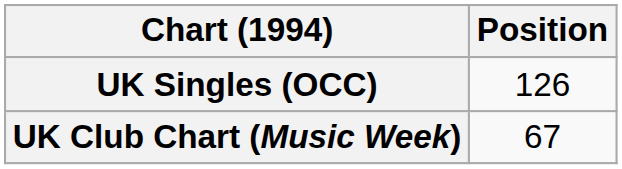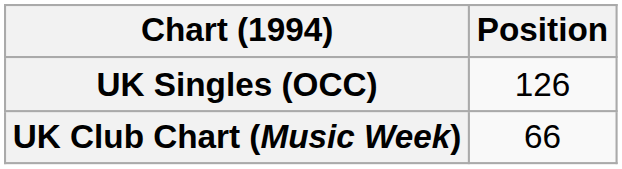(542, 136) 67 -> (542, 136) 66
